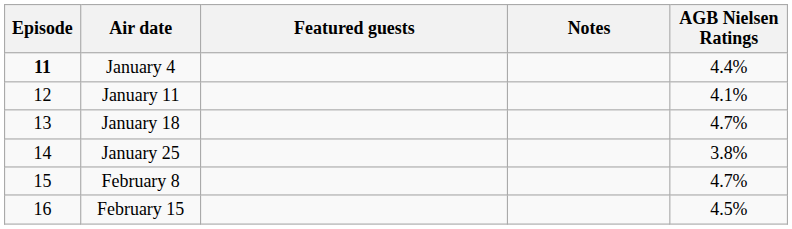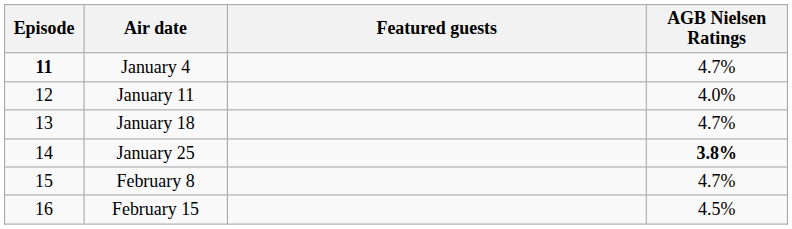- column: (589, 28)
(729, 67) 4.4% -> (717, 67) 4.7%
(729, 95) 4.1% -> (717, 95) 4.0%
(729, 152) normal -> (717, 152) bold
